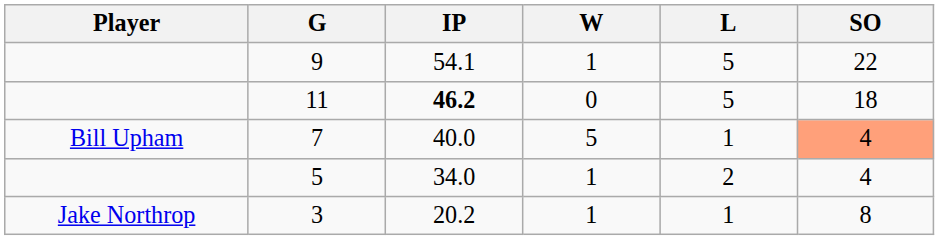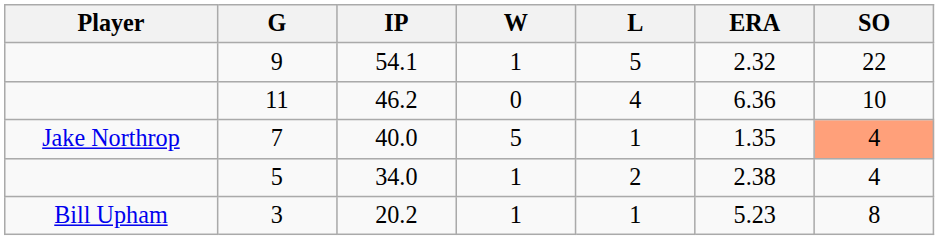+ column: (755, 23)
(454, 100) bold -> (396, 100) normal
(728, 100) 5 -> (635, 100) 4
(865, 100) 18 -> (874, 100) 10
(127, 138) Bill Upham -> (111, 138) Jake Northrop
(127, 215) Jake Northrop -> (111, 215) Bill Upham
